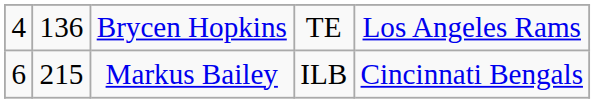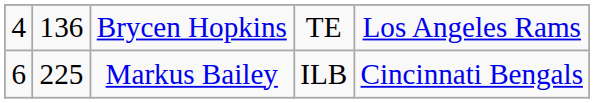(61, 73) 215 -> (61, 73) 225
